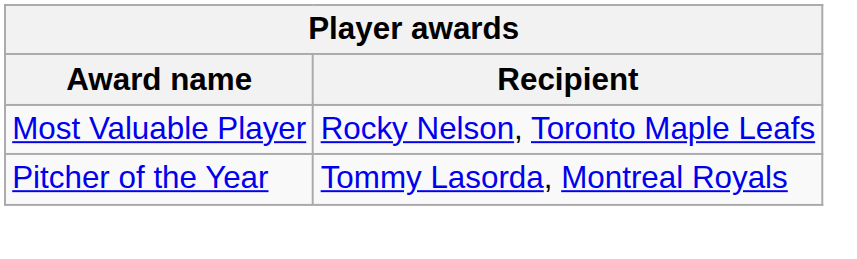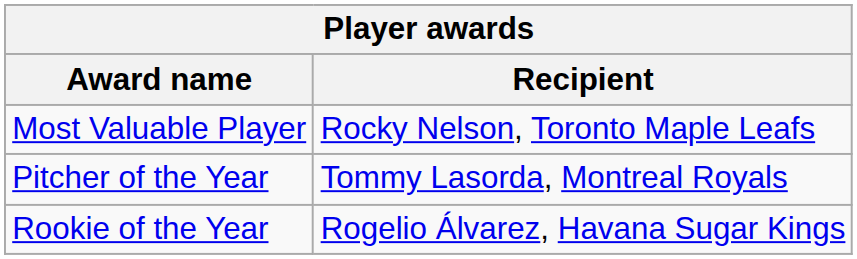+ row: (140, 228)
